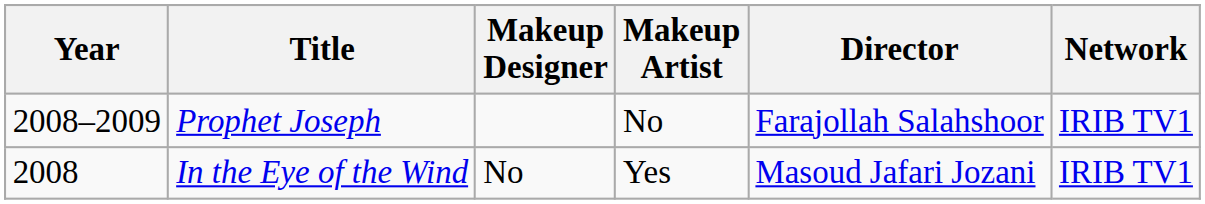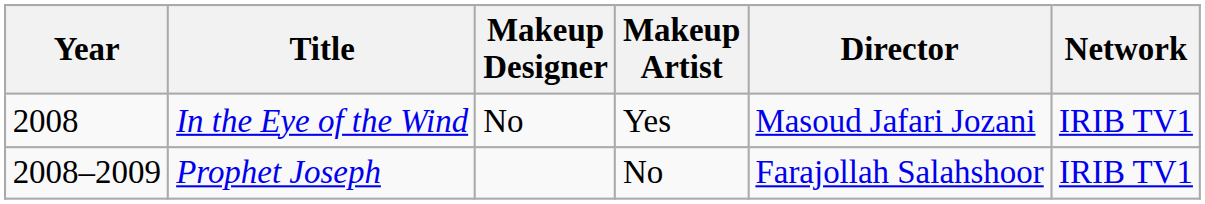rows swapped: (279, 119) <-> (322, 172)
